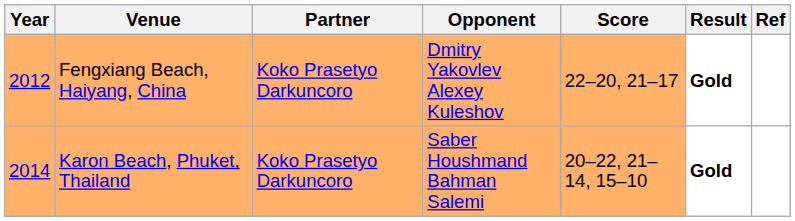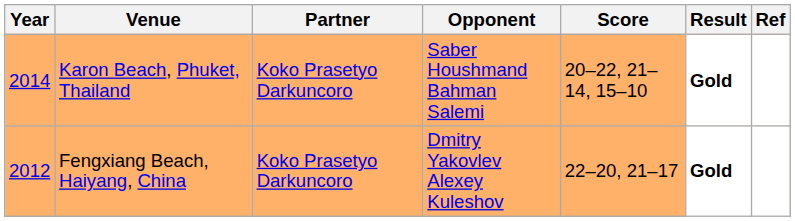rows swapped: (134, 80) <-> (149, 171)
